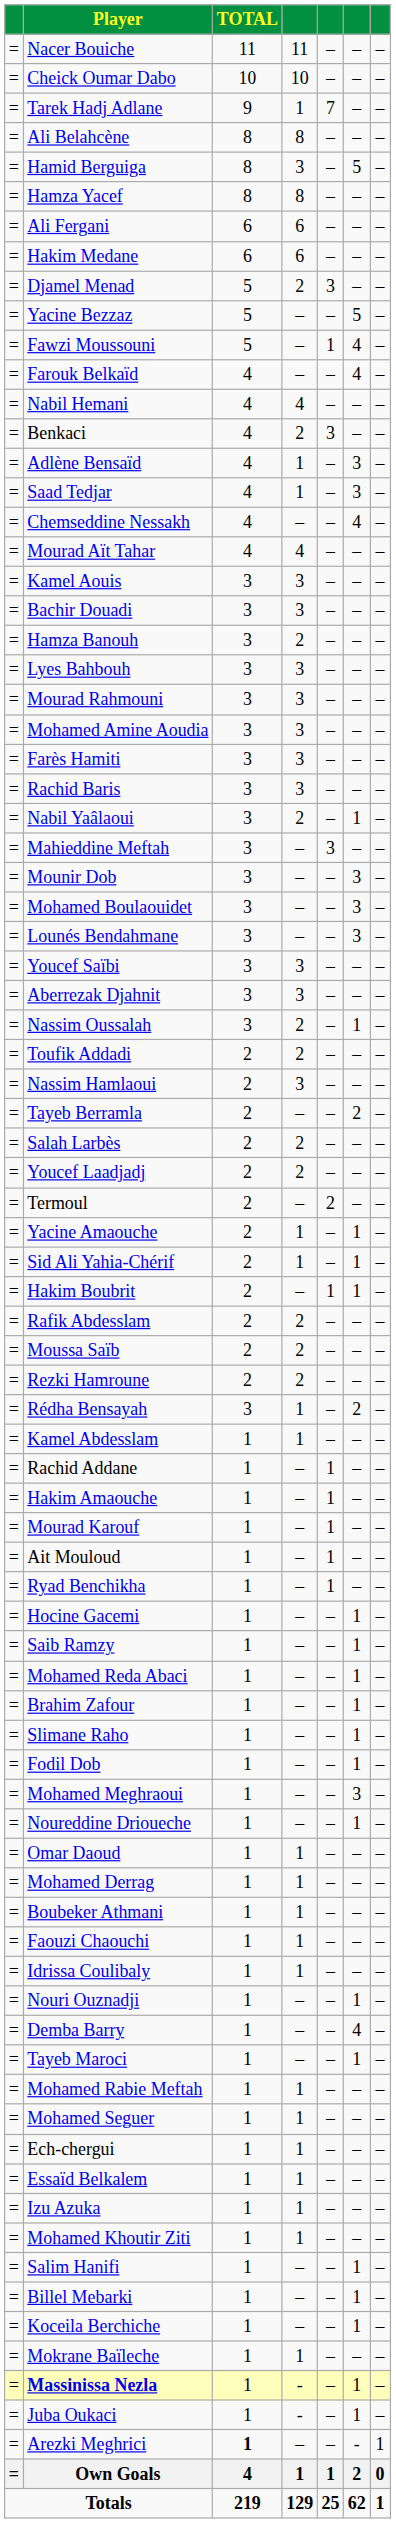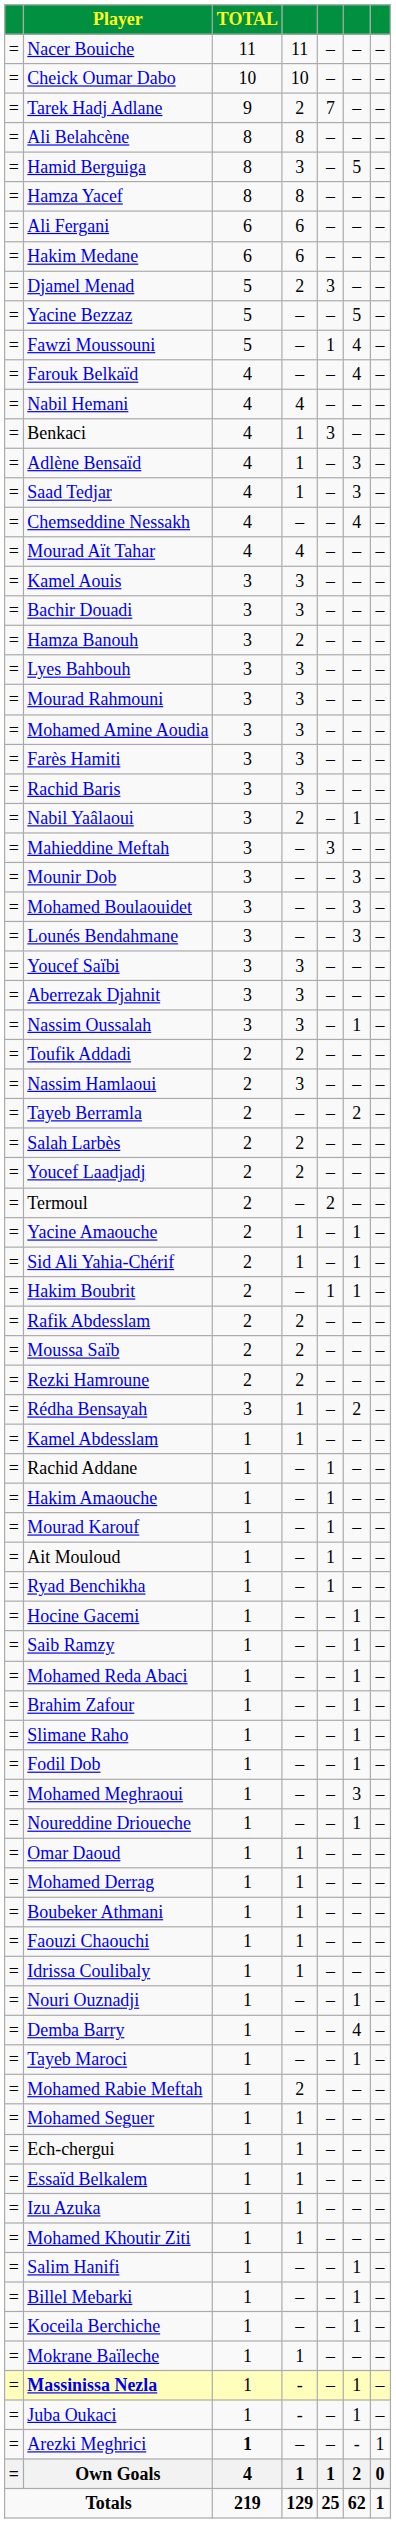(300, 108) 1 -> (300, 108) 2
(300, 433) 2 -> (300, 433) 1
(300, 1024) 2 -> (300, 1024) 3
(300, 2089) 1 -> (300, 2089) 2
